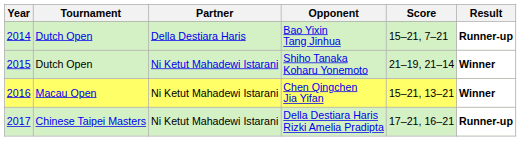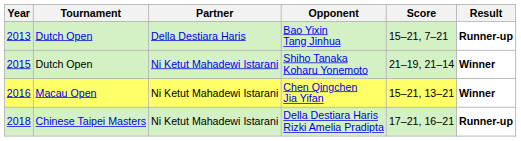(19, 36) 2014 -> (19, 36) 2013
(19, 122) 2017 -> (19, 122) 2018
